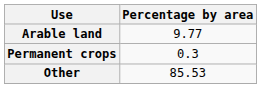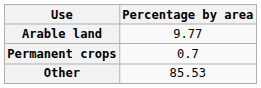(188, 54) 0.3 -> (188, 54) 0.7
